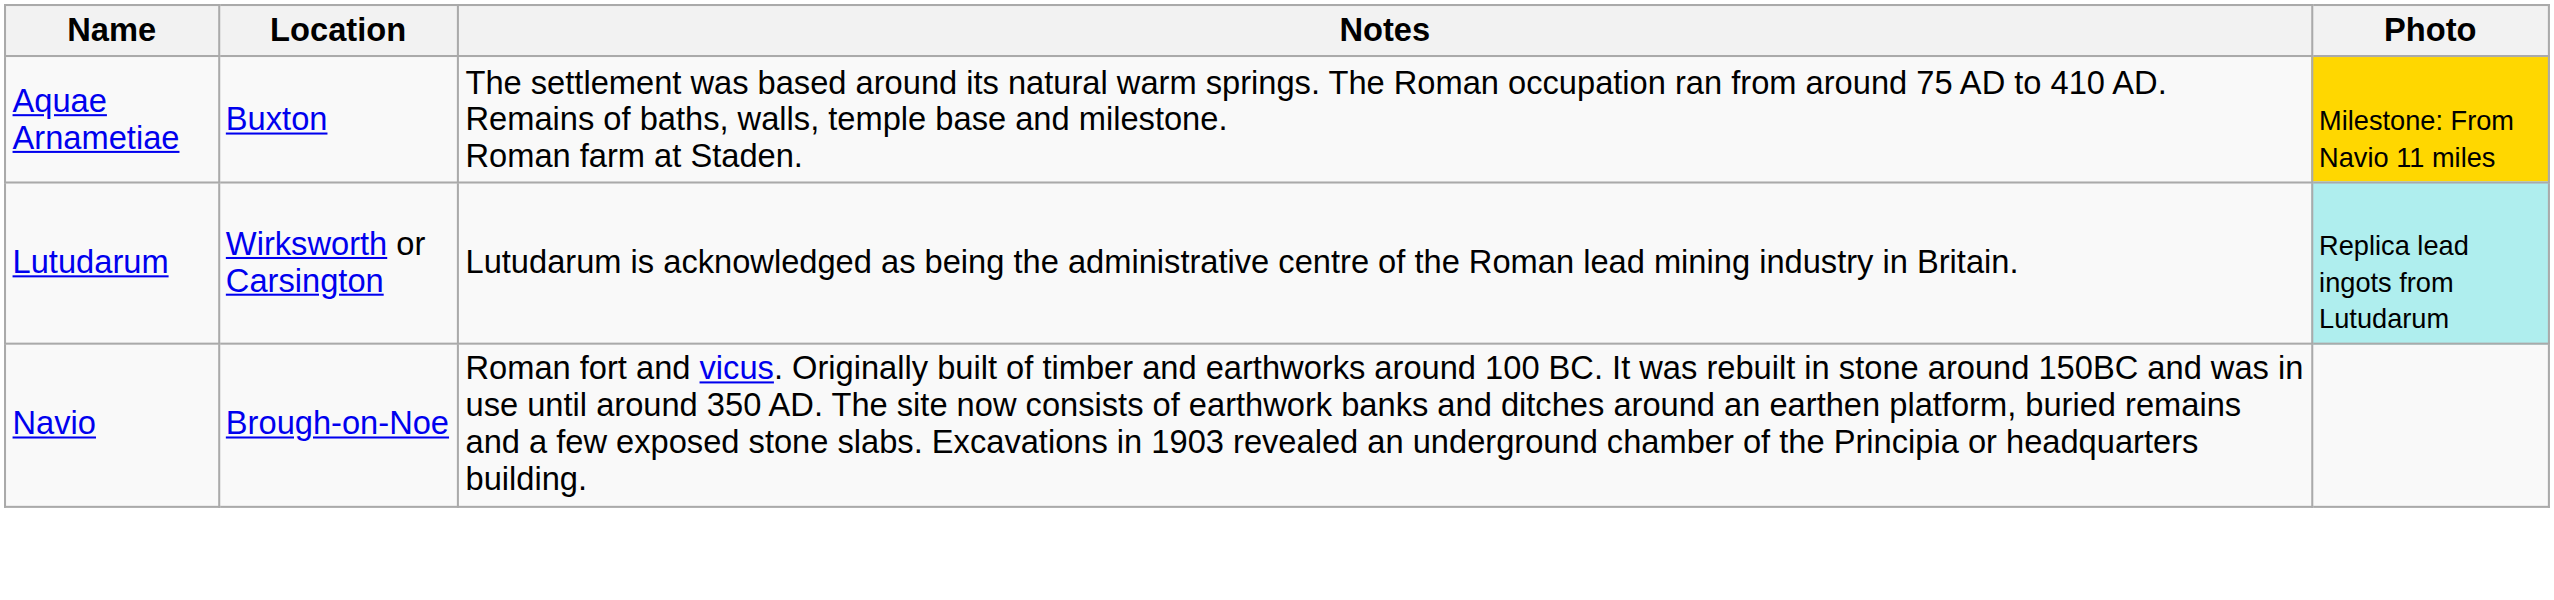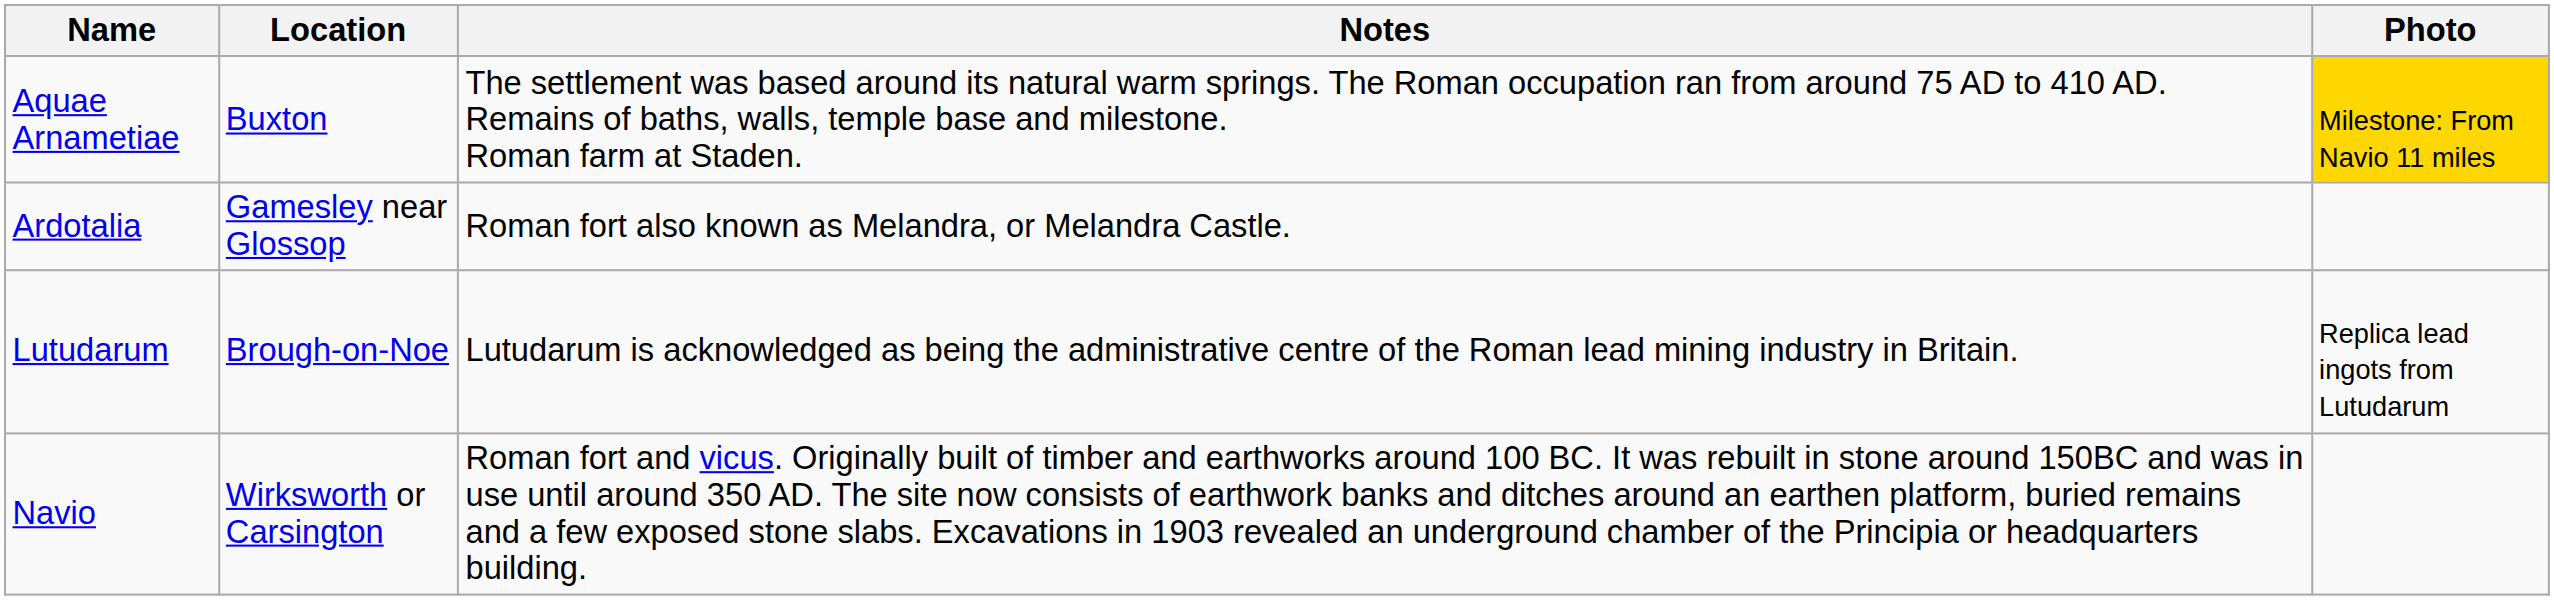+ row: (77, 225)
(326, 262) Wirksworth or Carsington -> (337, 350) Brough-on-Noe
(2394, 282) paleturquoise background -> (2394, 371) no background
(337, 424) Brough-on-Noe -> (326, 512) Wirksworth or Carsington
